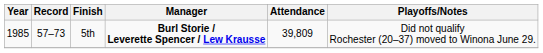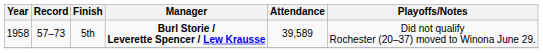(18, 34) 1985 -> (18, 34) 1958
(298, 34) 39,809 -> (298, 34) 39,589
